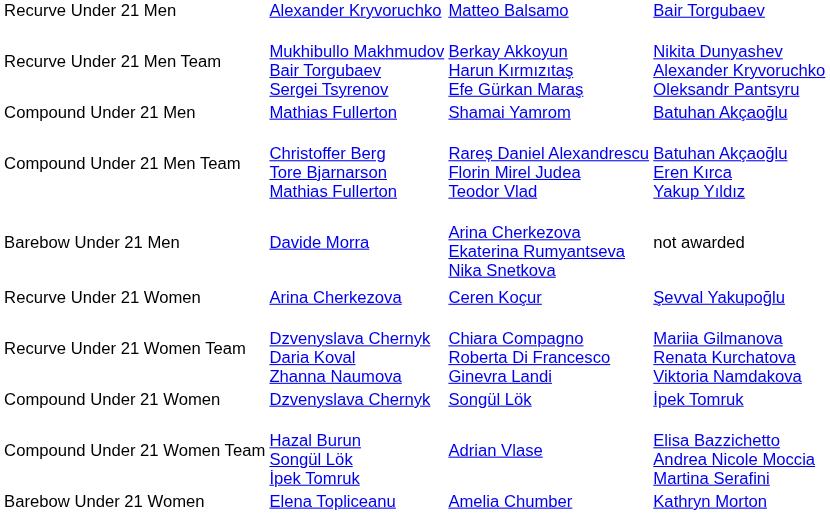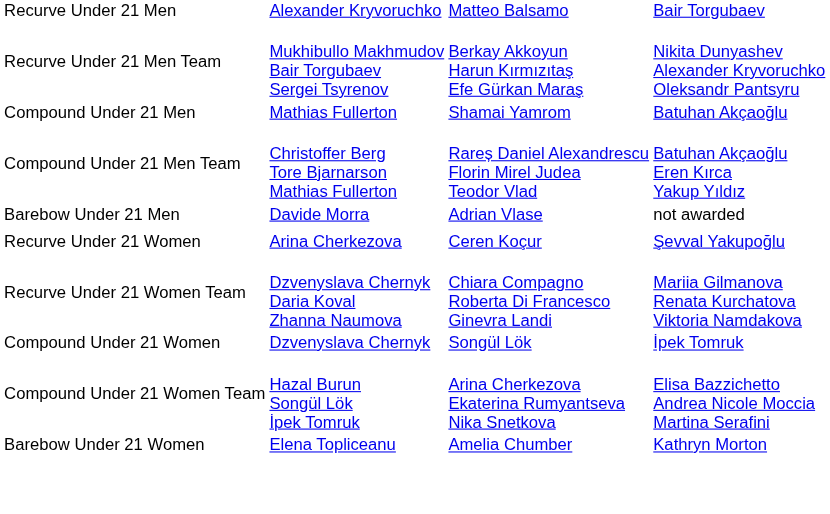(537, 251) Arina Cherkezova Ekaterina Rumyantseva Nika Snetkova -> (496, 214) Adrian Vlase
(496, 450) Adrian Vlase -> (537, 403) Arina Cherkezova Ekaterina Rumyantseva Nika Snetkova
